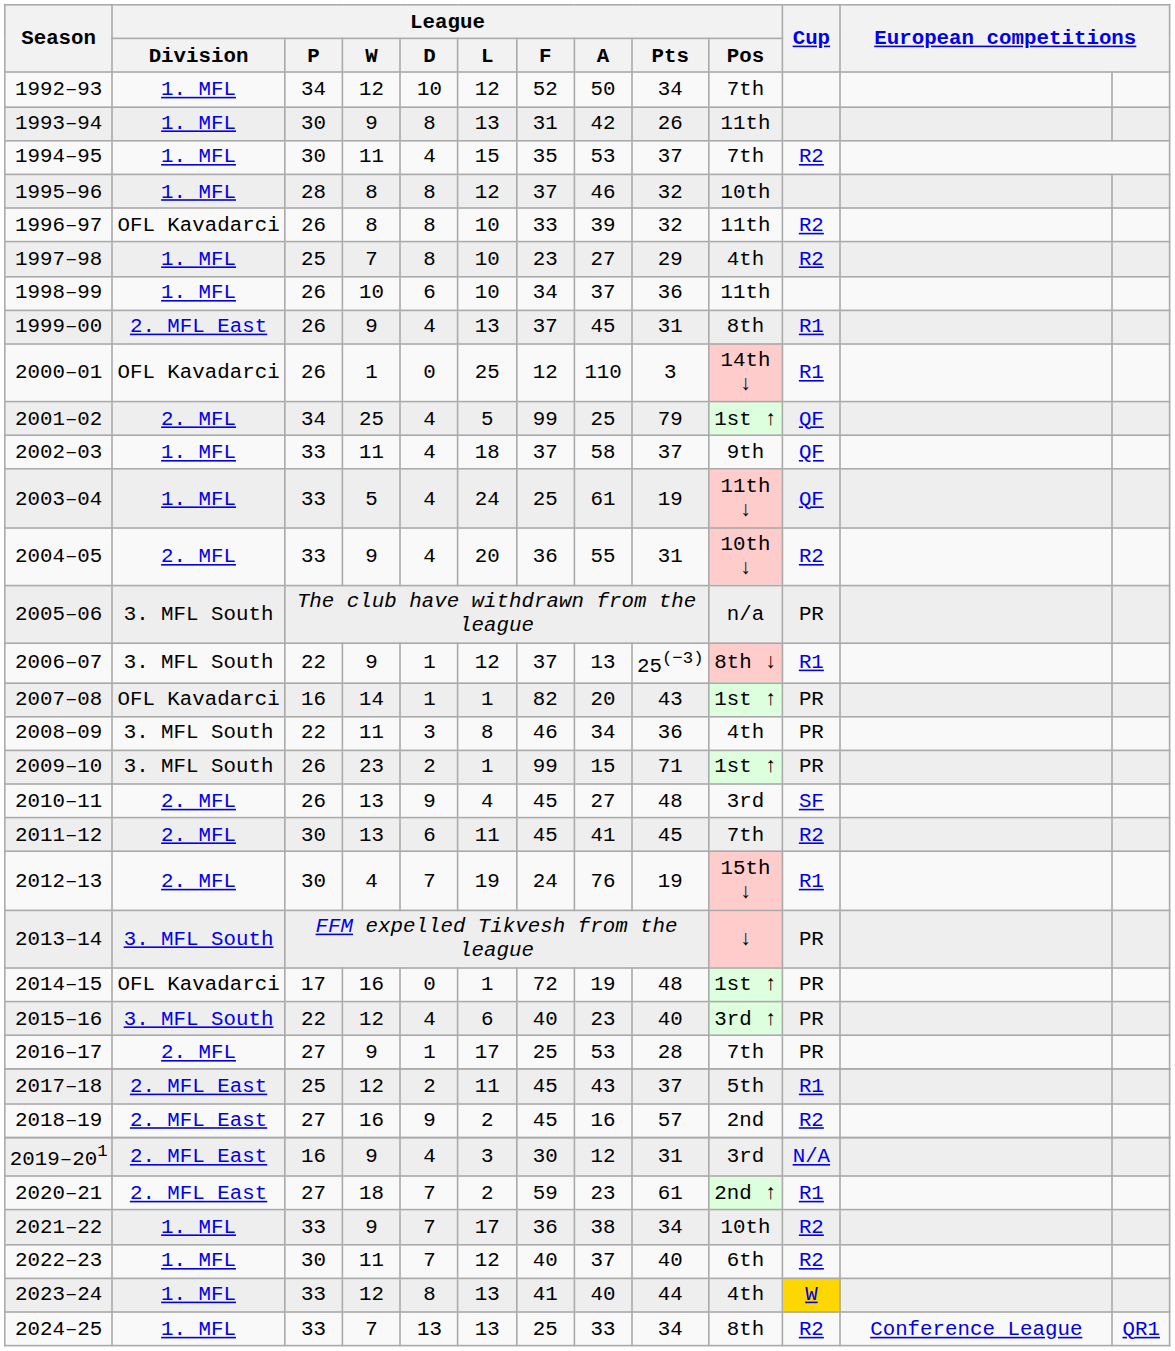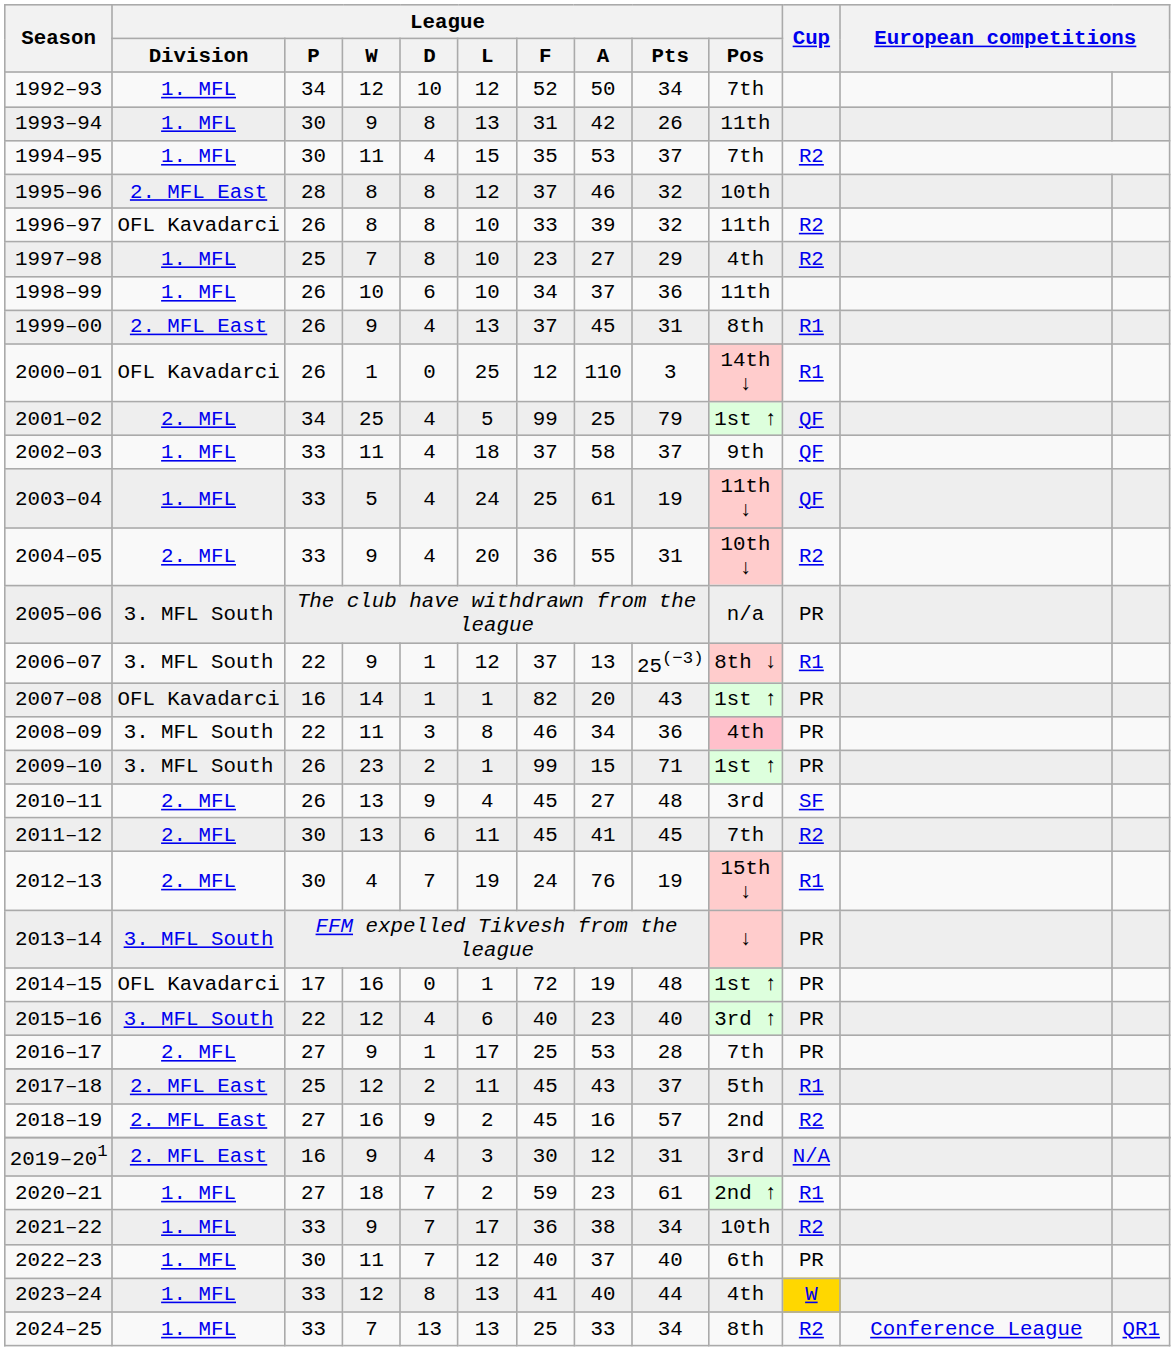(199, 191) 1. MFL -> (199, 191) 2. MFL East
(745, 733) no background -> (745, 733) pink background
(199, 1193) 2. MFL East -> (199, 1193) 1. MFL
(811, 1261) R2 -> (811, 1261) PR
